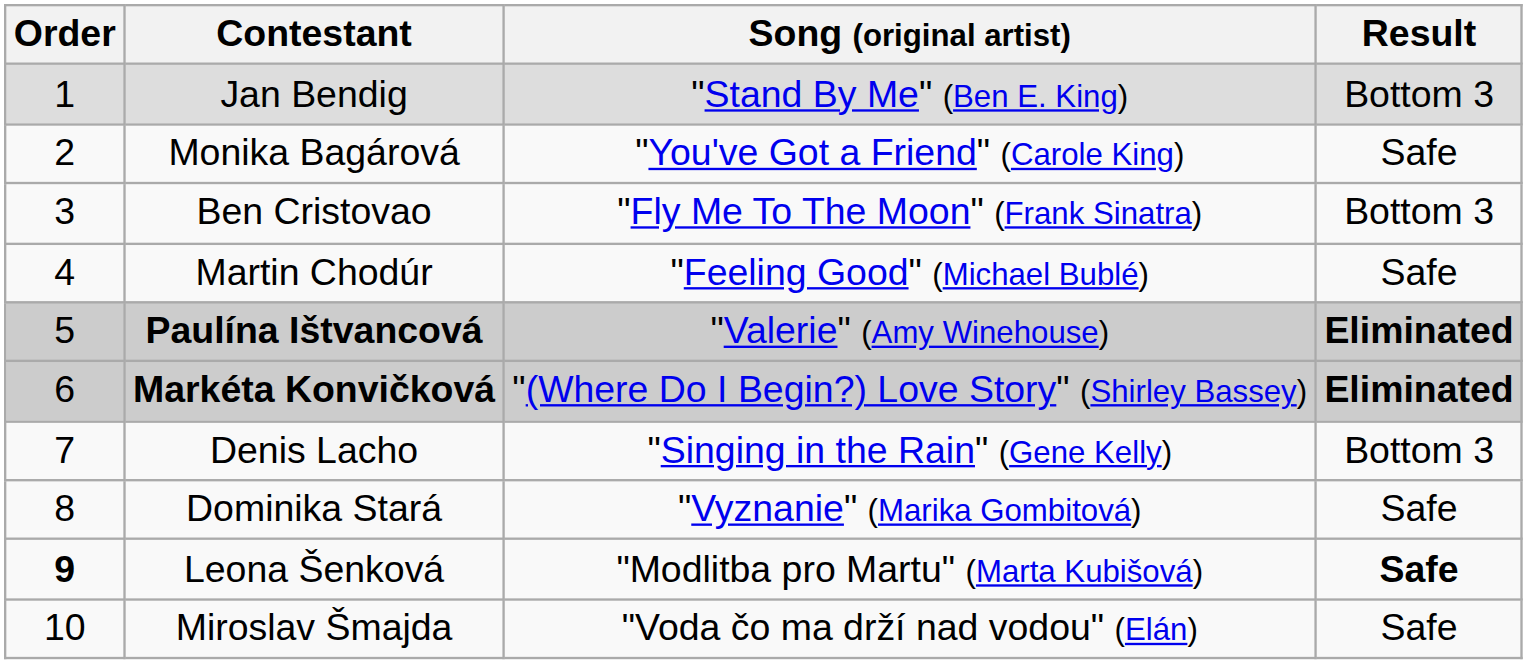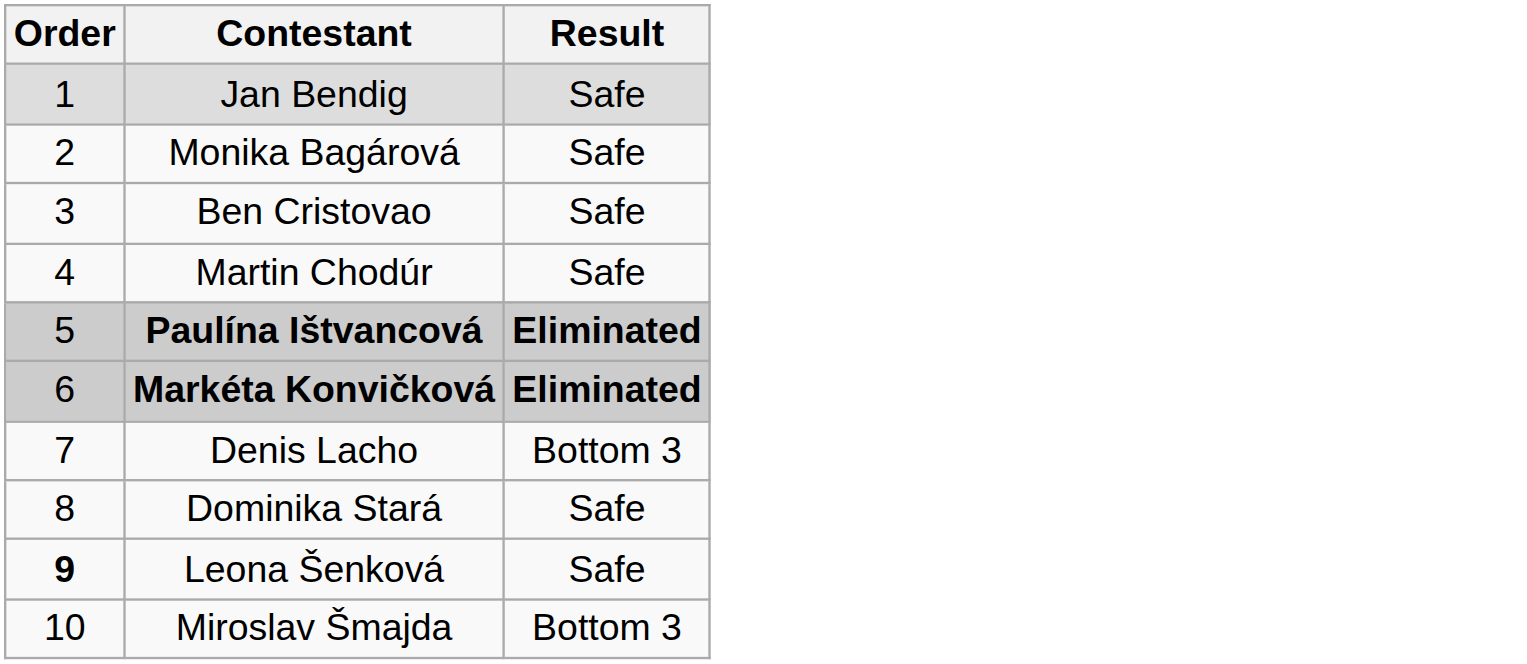- column: (910, 34)
(1419, 93) Bottom 3 -> (607, 93) Safe
(1419, 212) Bottom 3 -> (607, 212) Safe
(1419, 568) bold -> (607, 568) normal
(1419, 627) Safe -> (607, 627) Bottom 3
